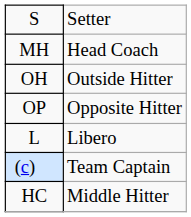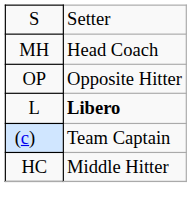- row: (34, 78)
(92, 137) normal -> (94, 108) bold
